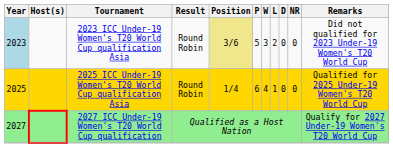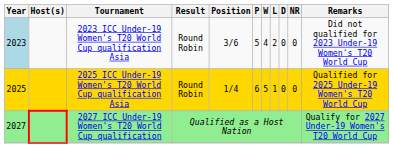(231, 43) khaki background -> (231, 43) no background
(266, 43) 3 -> (266, 43) 4
(266, 90) 4 -> (266, 90) 5
